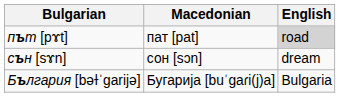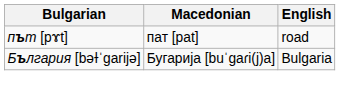(295, 37) lightgrey background -> (295, 37) no background
- row: (37, 59)
